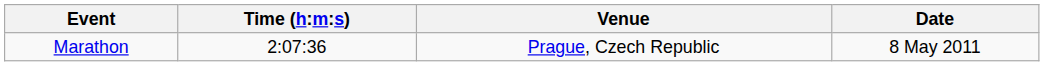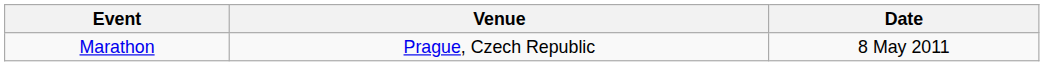- column: (297, 19)
